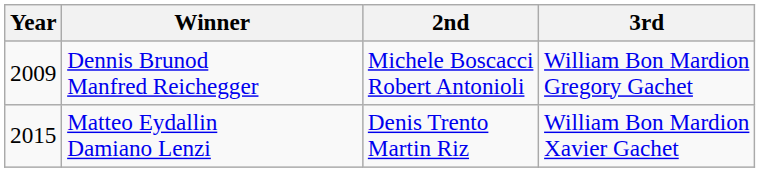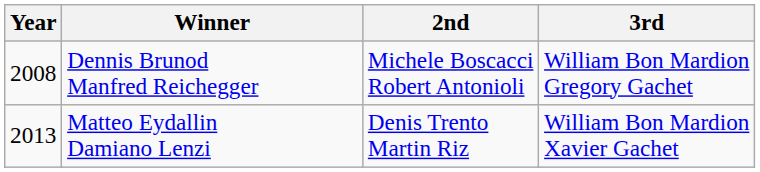(33, 72) 2009 -> (33, 72) 2008
(33, 135) 2015 -> (33, 135) 2013
